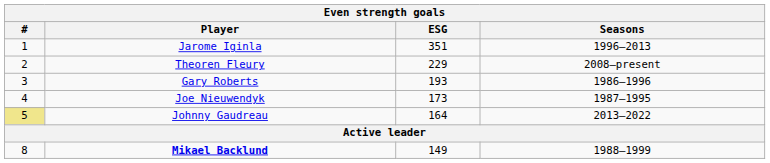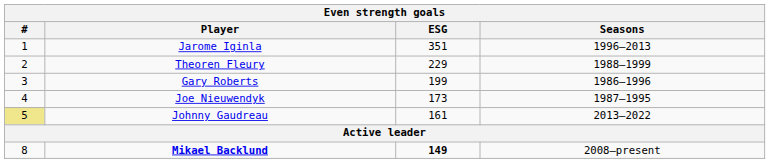(622, 65) 2008–present -> (622, 65) 1988–1999
(438, 82) 193 -> (438, 82) 199
(438, 116) 164 -> (438, 116) 161
(438, 151) normal -> (438, 151) bold
(622, 151) 1988–1999 -> (622, 151) 2008–present
